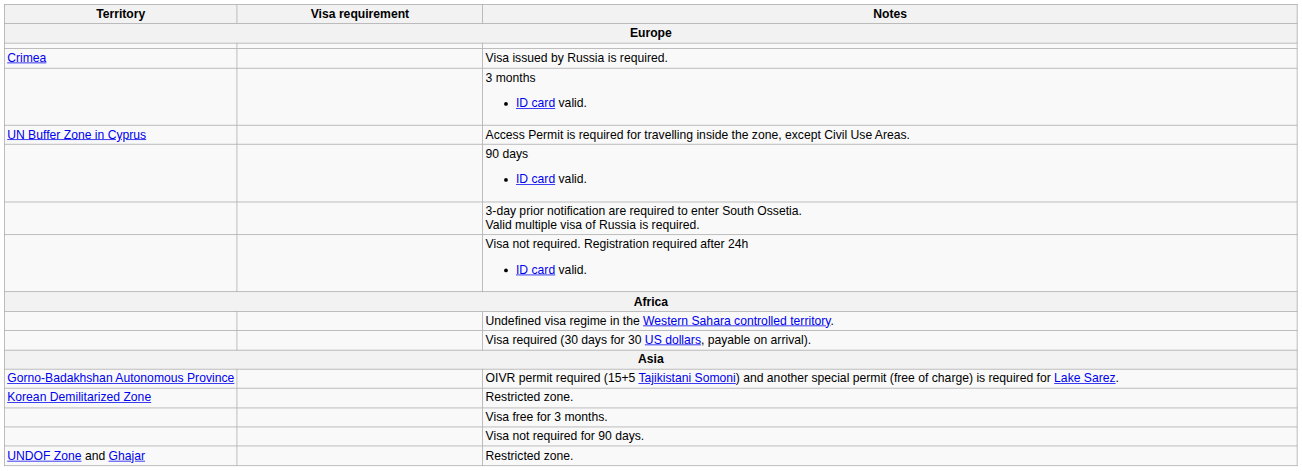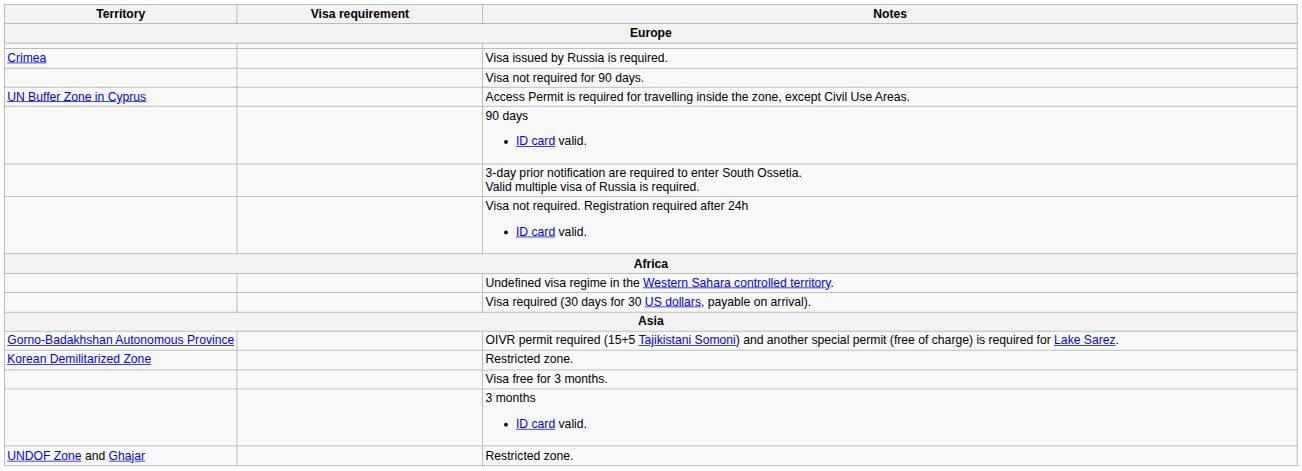rows swapped: (121, 96) <-> (121, 437)
